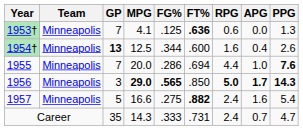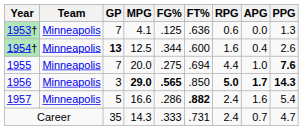(199, 31) bold -> (199, 31) normal
(171, 65) .286 -> (171, 65) .275
(171, 100) .275 -> (171, 100) .286
